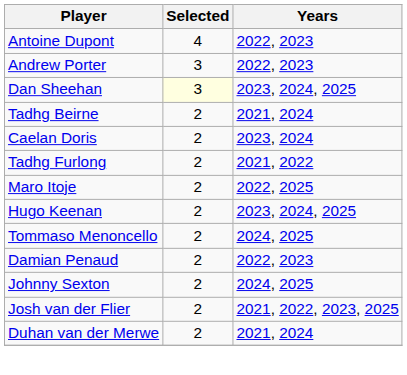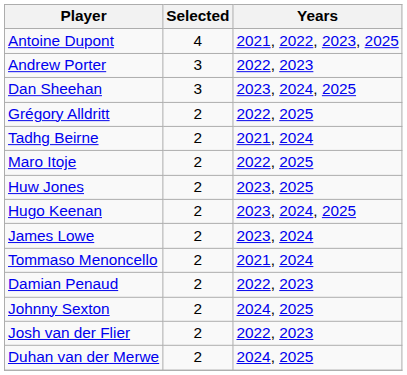(275, 41) 2022, 2023 -> (318, 41) 2021, 2022, 2023, 2025
(198, 89) lightyellow background -> (198, 89) no background
+ row: (59, 114)
- row: (52, 138)
- row: (57, 162)
+ row: (46, 187)
+ row: (51, 235)
(275, 235) 2024, 2025 -> (275, 260) 2021, 2024
(318, 308) 2021, 2022, 2023, 2025 -> (275, 333) 2022, 2023
(275, 333) 2021, 2024 -> (275, 357) 2024, 2025
